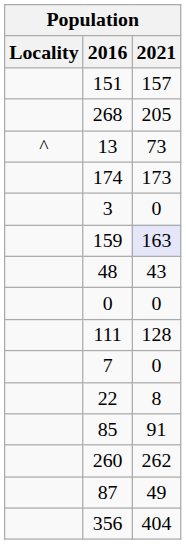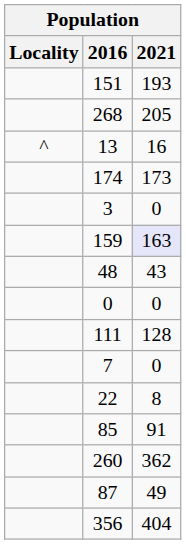(156, 83) 157 -> (156, 83) 193
(156, 146) 73 -> (156, 146) 16
(156, 460) 262 -> (156, 460) 362
